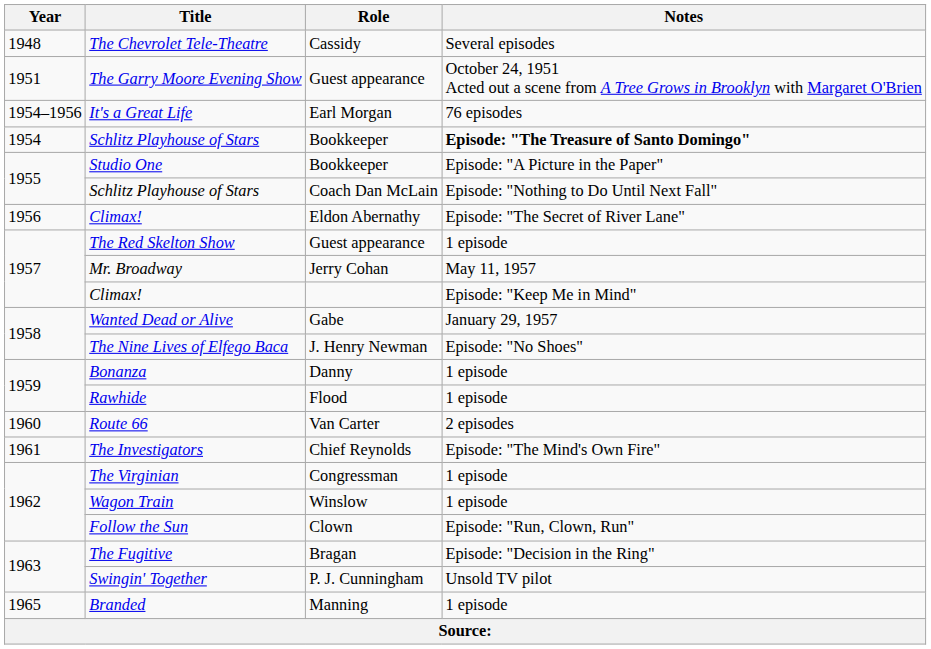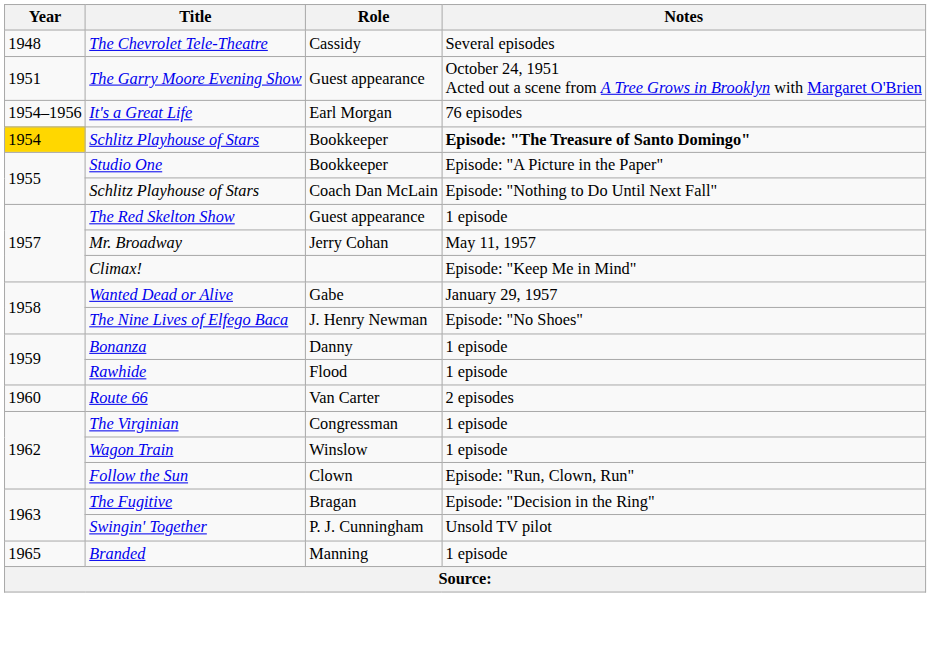(25, 139) no background -> (25, 139) gold background
- row: (116, 216)
- row: (146, 449)
